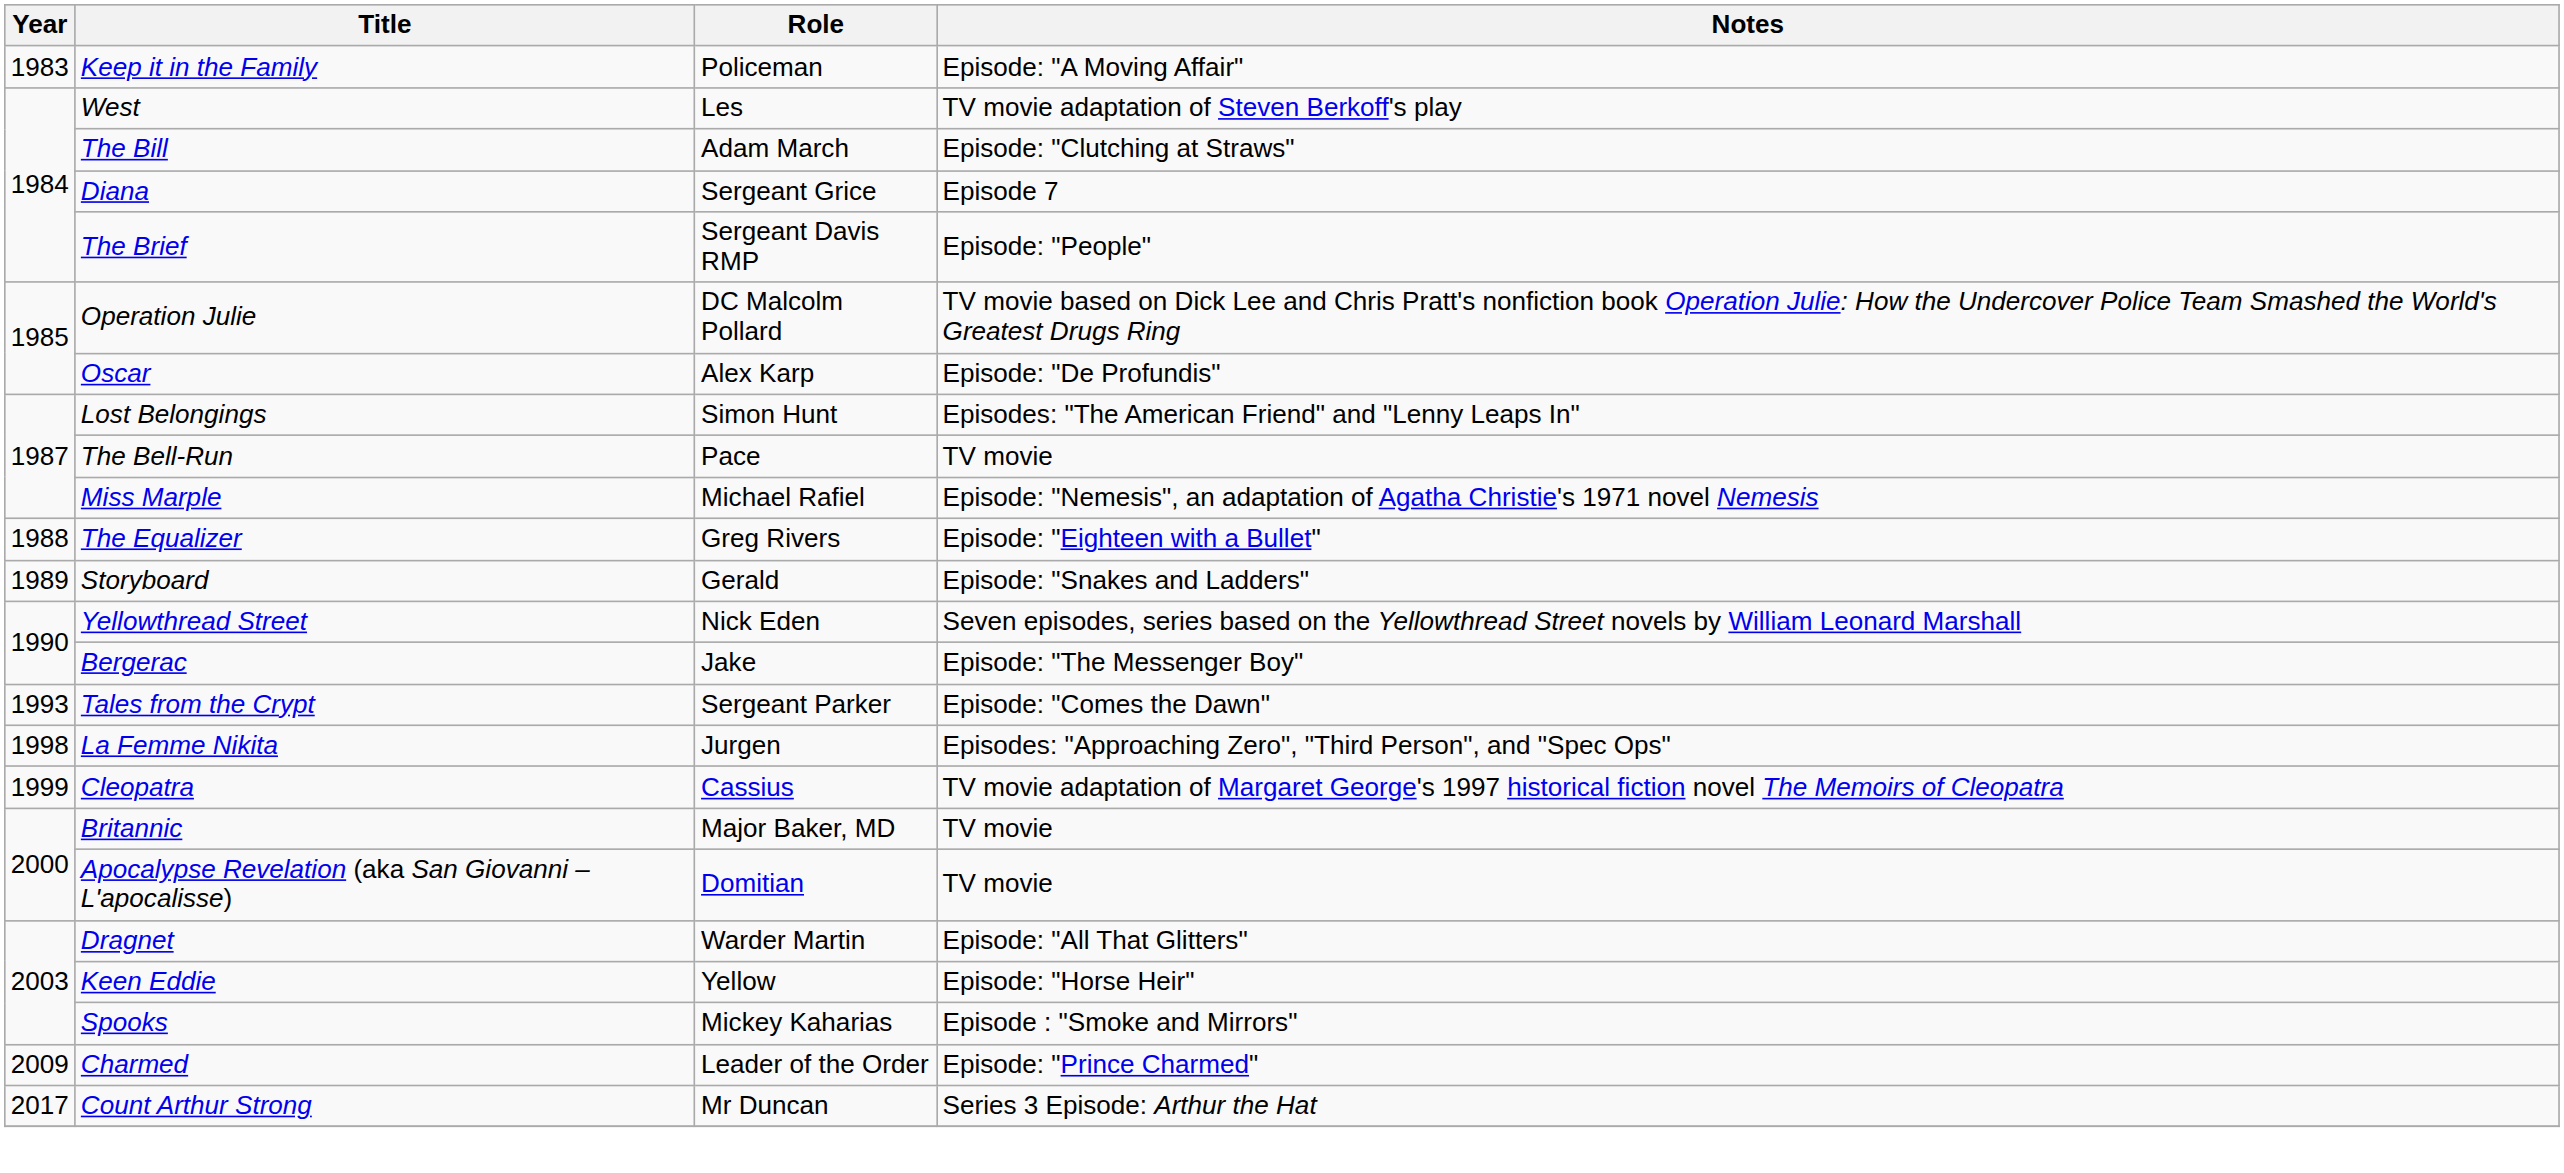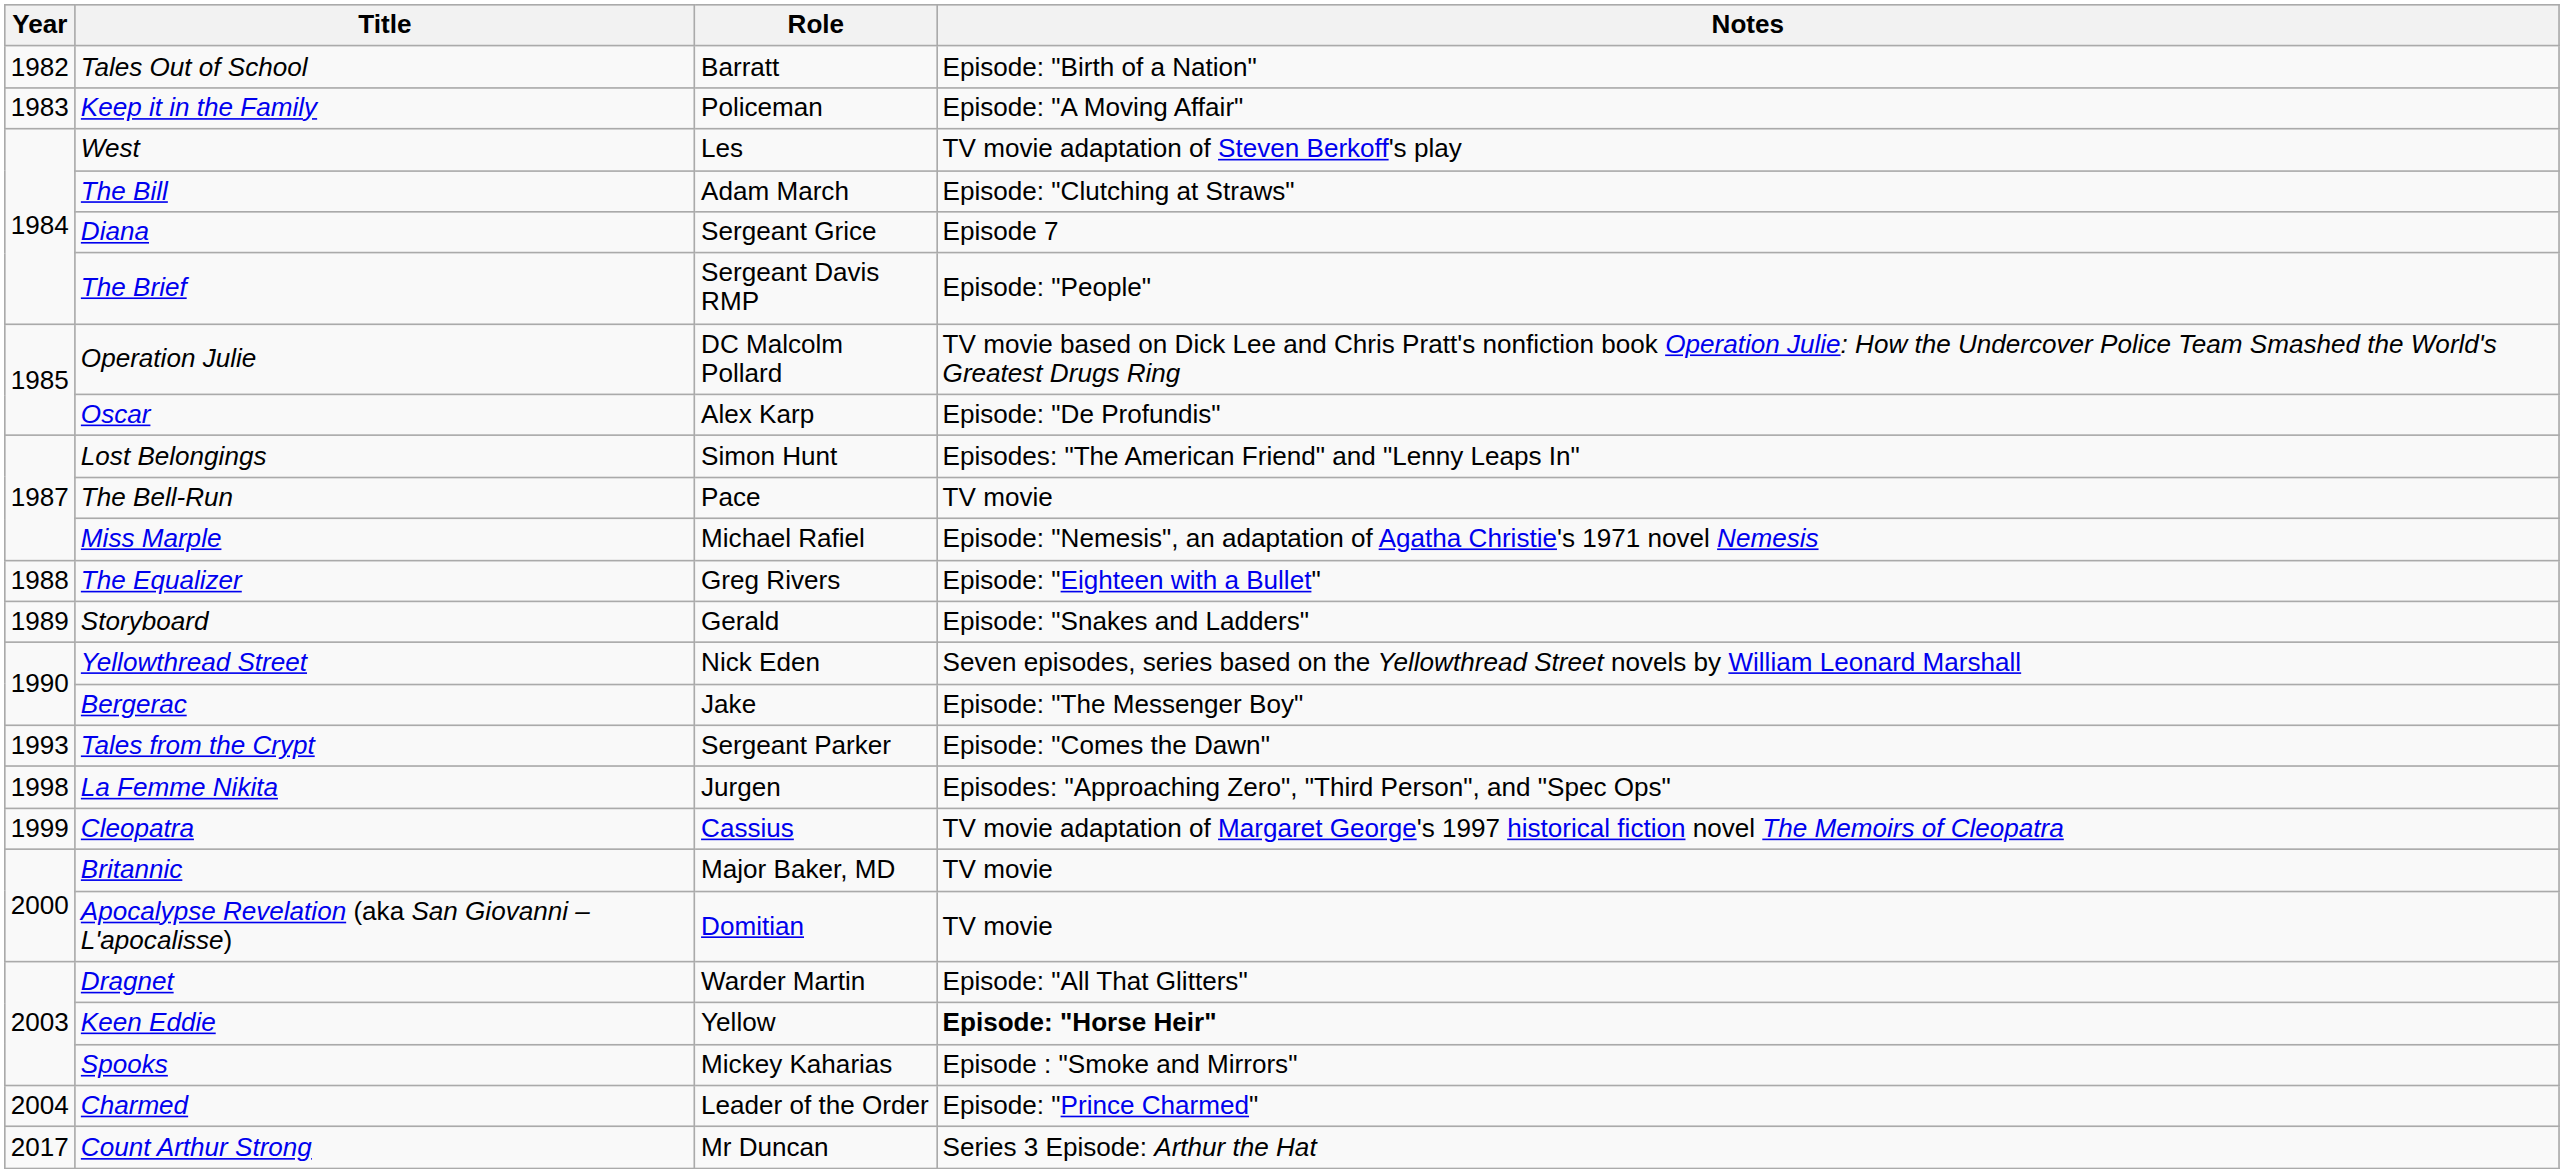+ row: (194, 66)
(1069, 981) normal -> (1080, 1023) bold
(40, 1064) 2009 -> (40, 1105) 2004
